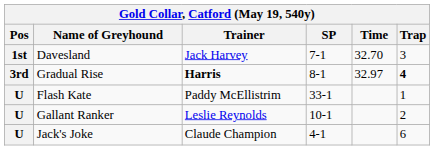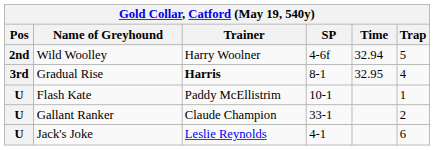- row: (64, 54)
+ row: (72, 54)
(369, 74) 32.97 -> (369, 74) 32.95
(403, 74) bold -> (403, 74) normal
(321, 94) 33-1 -> (321, 94) 10-1
(226, 114) Leslie Reynolds -> (231, 114) Claude Champion
(321, 114) 10-1 -> (321, 114) 33-1
(231, 134) Claude Champion -> (226, 134) Leslie Reynolds
